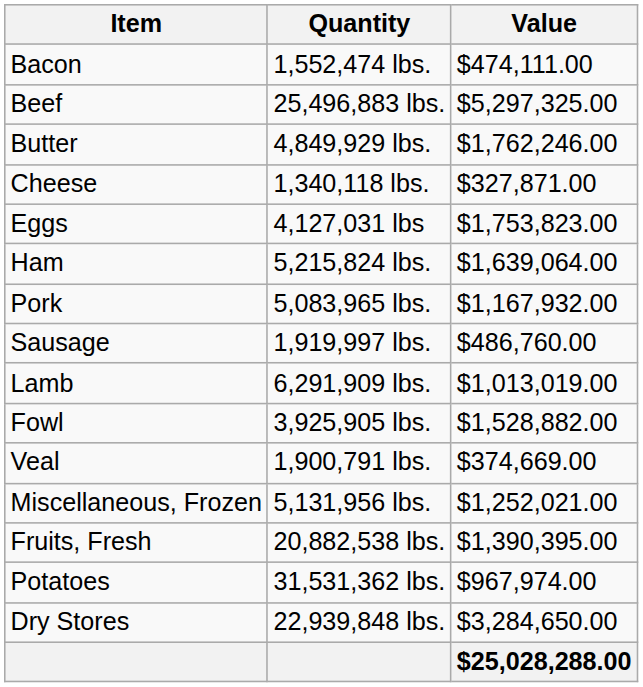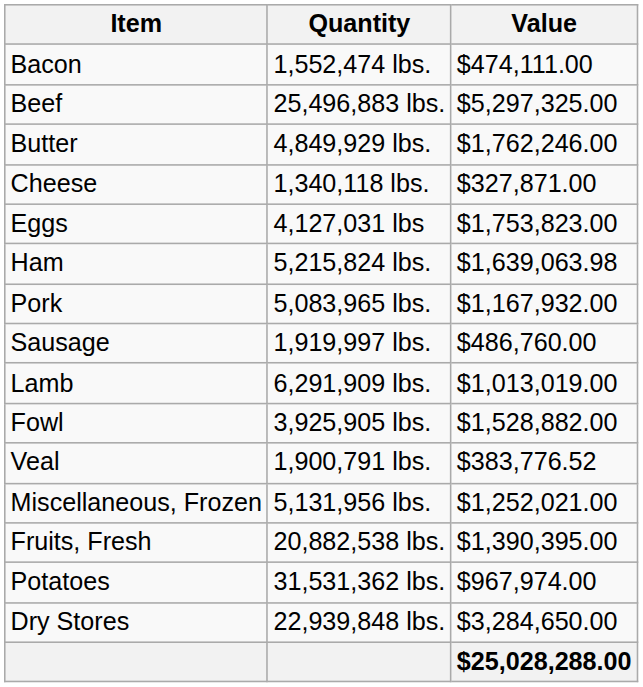(537, 263) $1,639,064.00 -> (537, 263) $1,639,063.98
(527, 462) $374,669.00 -> (527, 462) $383,776.52
